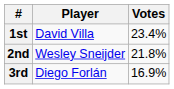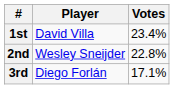(149, 53) 21.8% -> (149, 53) 22.8%
(149, 73) 16.9% -> (149, 73) 17.1%
